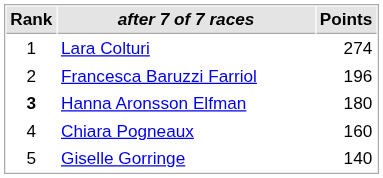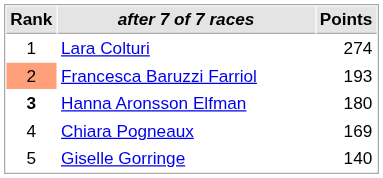(31, 76) no background -> (31, 76) lightsalmon background
(358, 76) 196 -> (358, 76) 193
(358, 131) 160 -> (358, 131) 169
